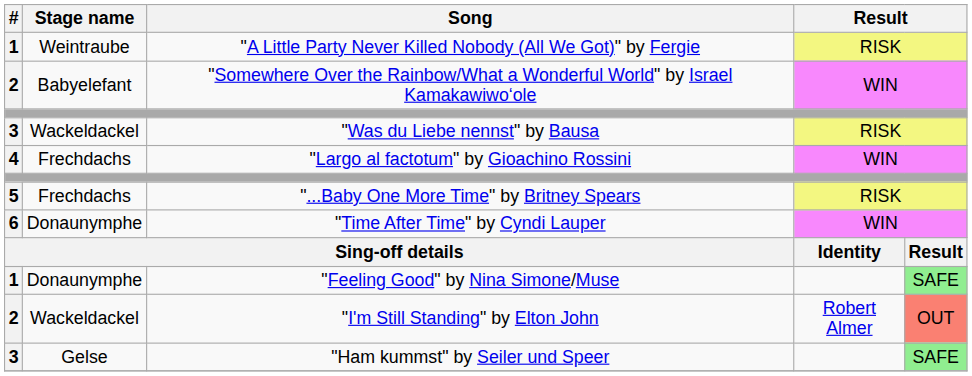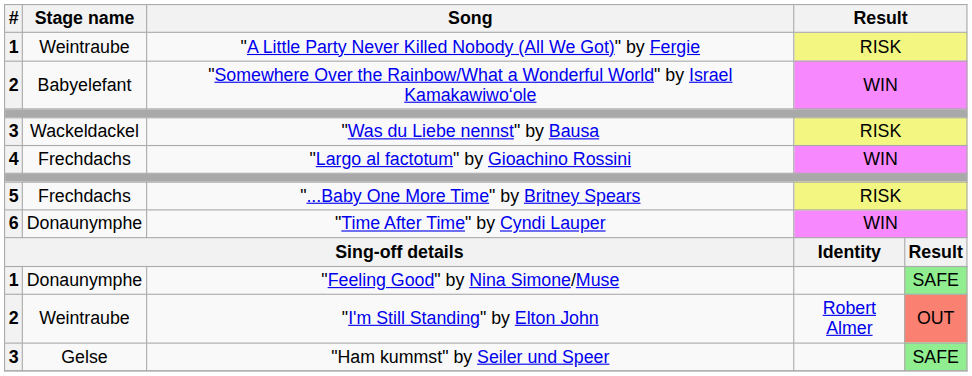(84, 318) Wackeldackel -> (84, 318) Weintraube
